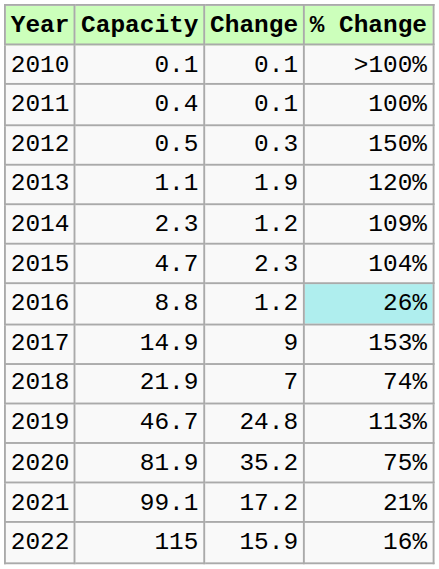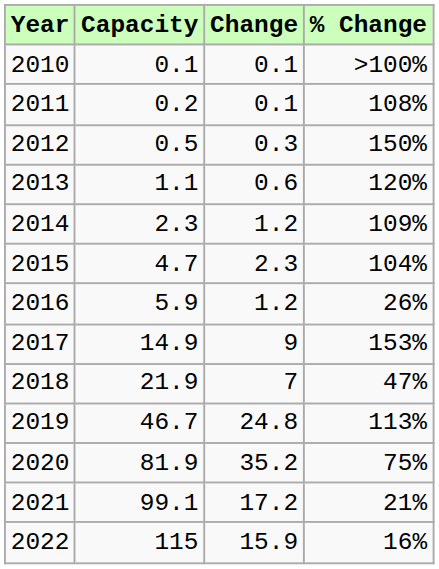(176, 105) 0.4 -> (176, 105) 0.2
(398, 105) 100% -> (398, 105) 108%
(276, 184) 1.9 -> (276, 184) 0.6
(176, 304) 8.8 -> (176, 304) 5.9
(405, 304) paleturquoise background -> (405, 304) no background
(405, 383) 74% -> (405, 383) 47%
